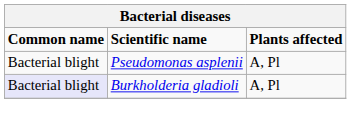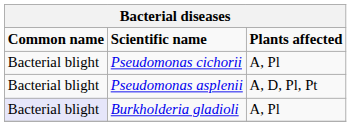+ row: (176, 62)
(265, 62) A, Pl -> (284, 86) A, D, Pl, Pt
